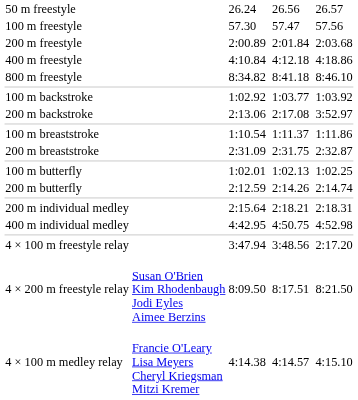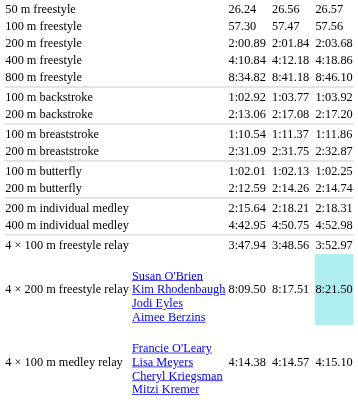(334, 114) 3:52.97 -> (334, 114) 2:17.20
(334, 244) 2:17.20 -> (334, 244) 3:52.97
(334, 289) no background -> (334, 289) paleturquoise background
